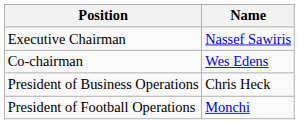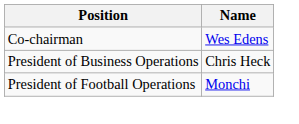- row: (67, 38)
